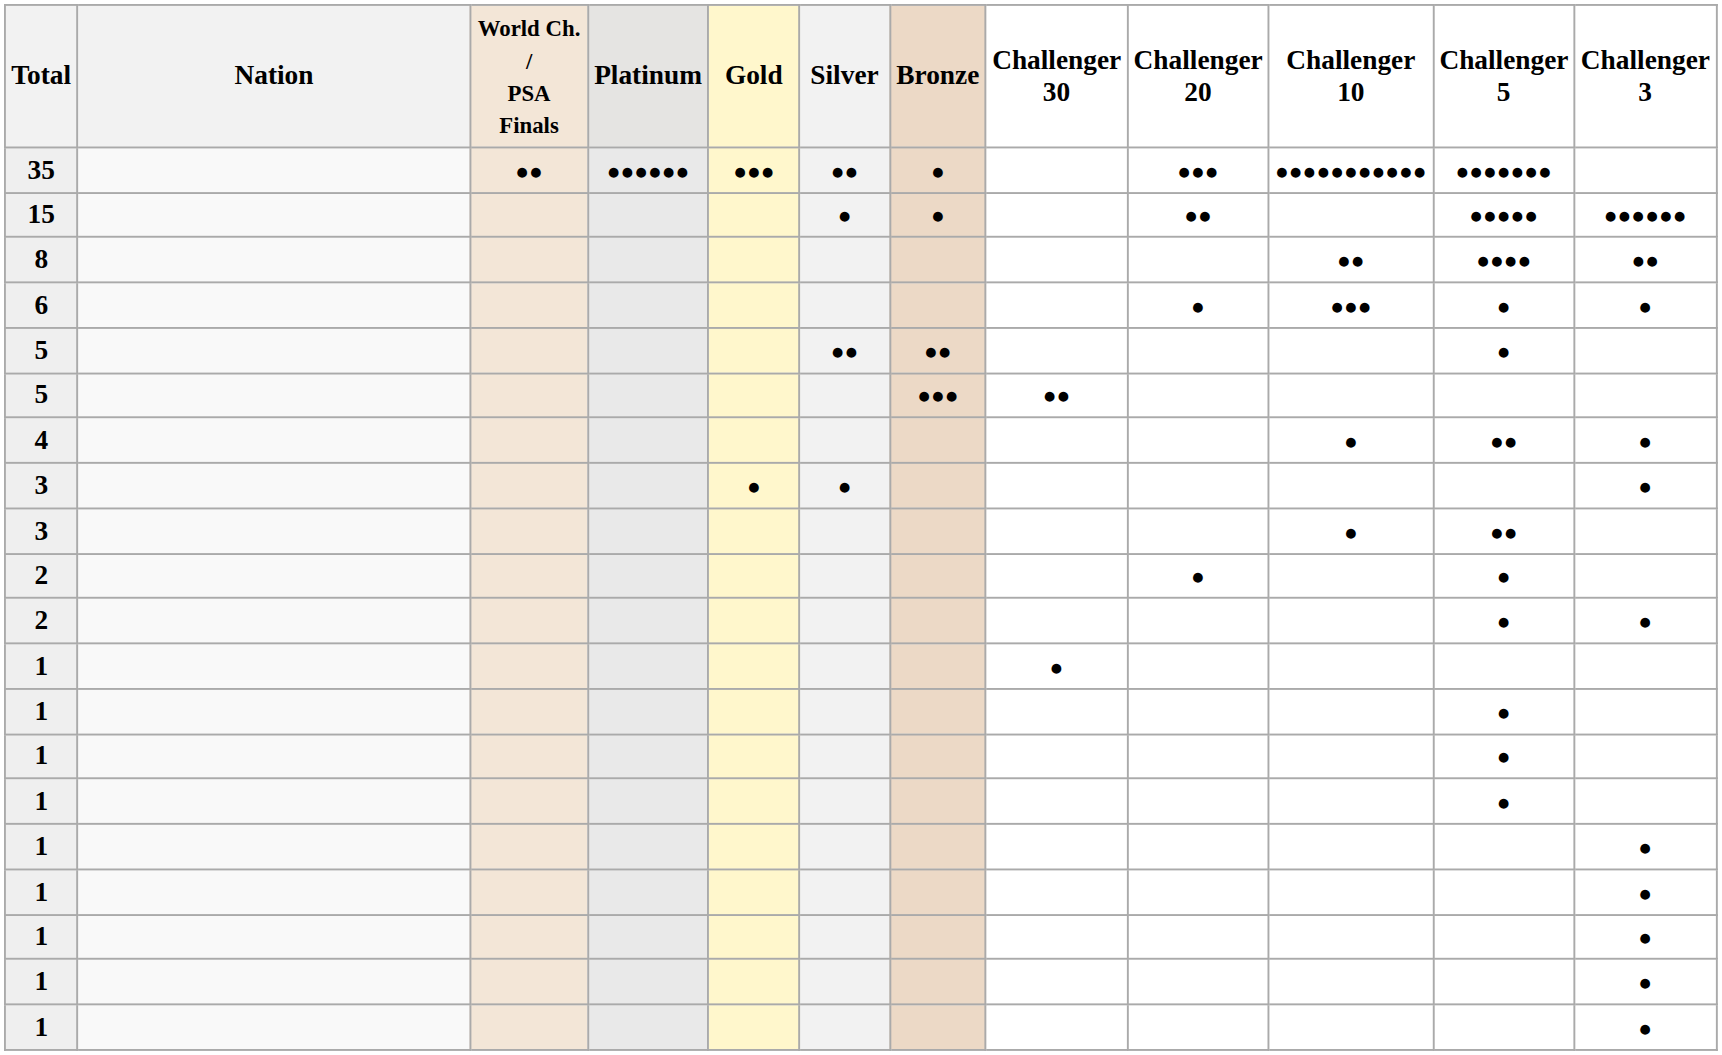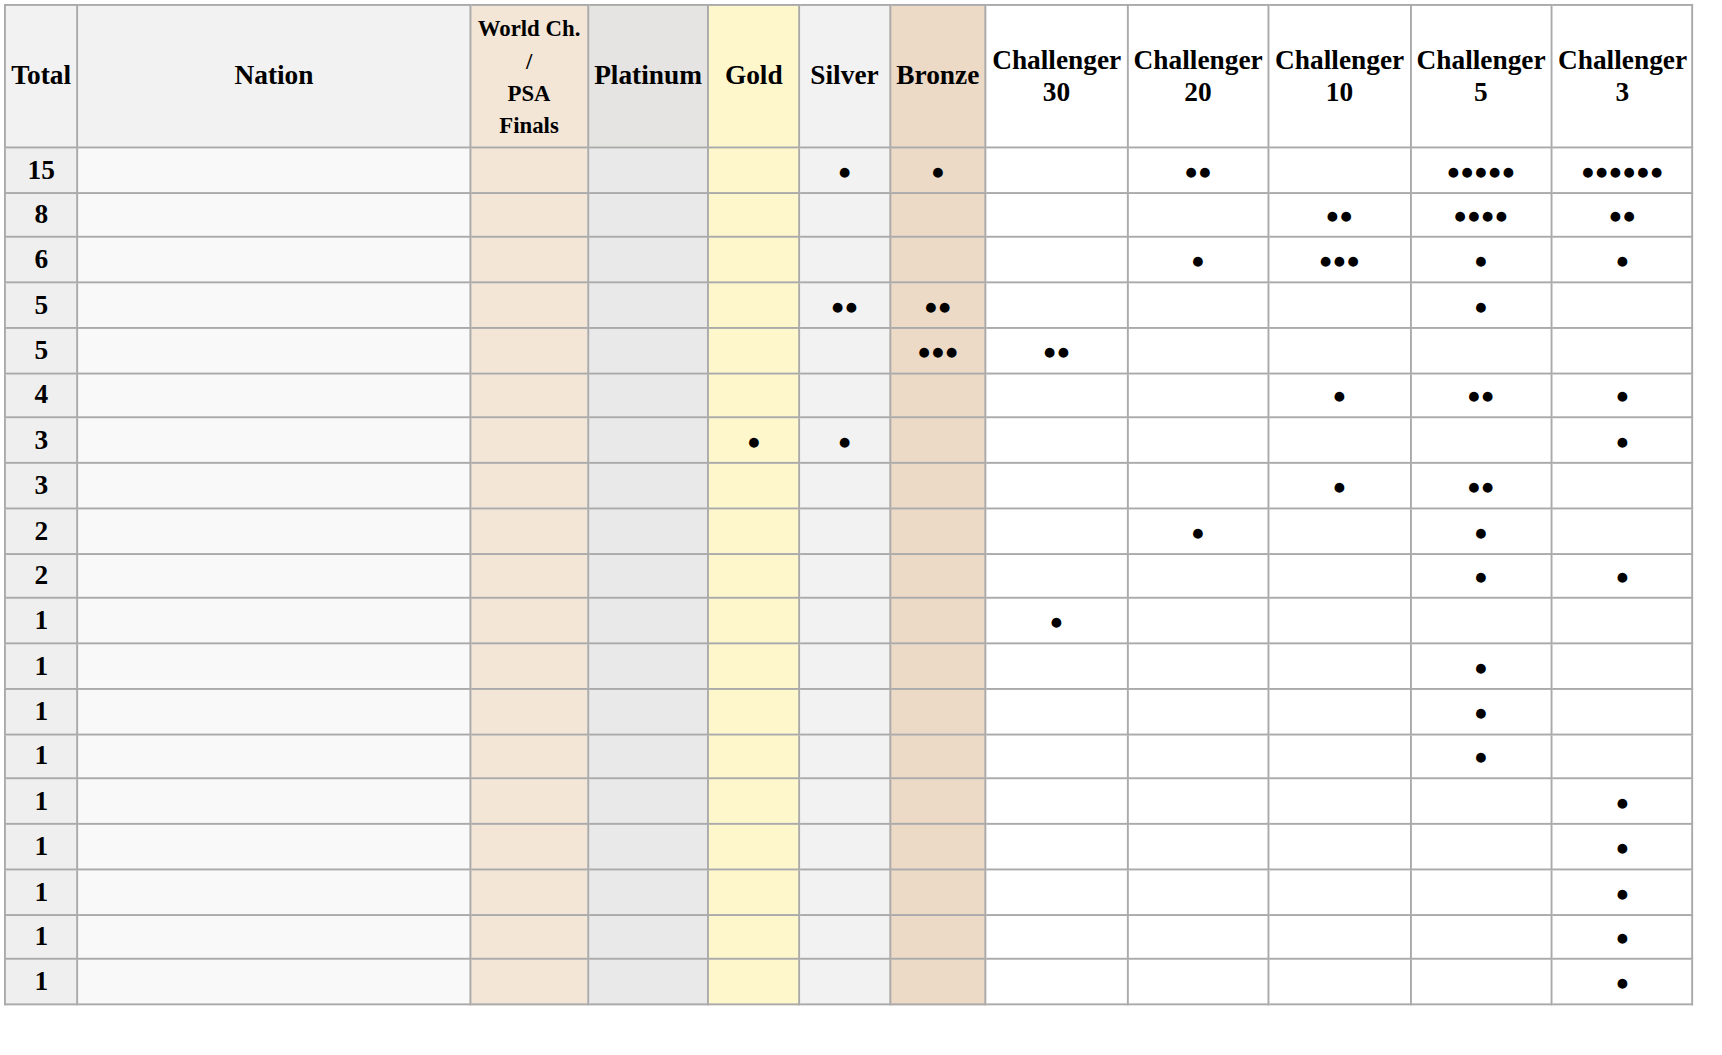- row: (41, 169)
